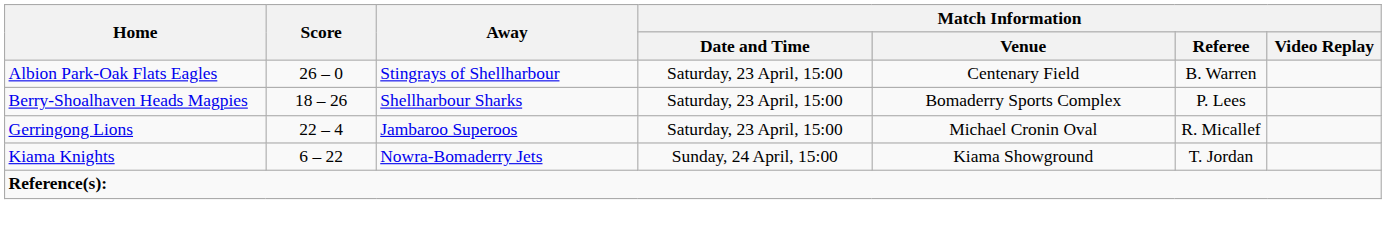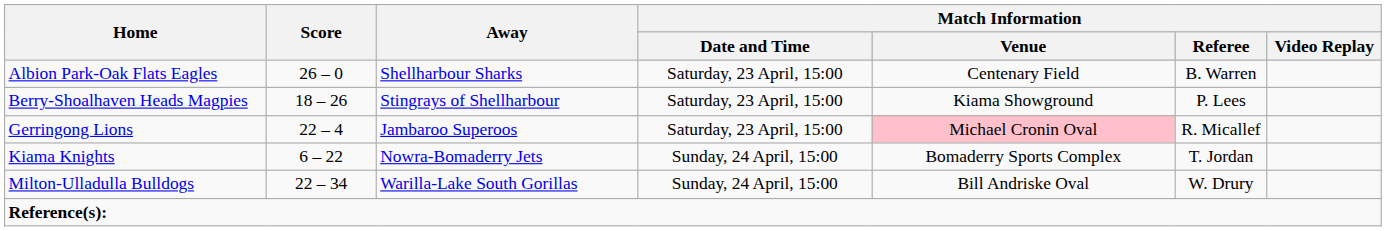(470, 73) Stingrays of Shellharbour -> (451, 73) Shellharbour Sharks
(451, 101) Shellharbour Sharks -> (470, 101) Stingrays of Shellharbour
(1023, 101) Bomaderry Sports Complex -> (1023, 101) Kiama Showground
(1023, 128) no background -> (1023, 128) pink background
(1023, 156) Kiama Showground -> (1023, 156) Bomaderry Sports Complex
+ row: (101, 184)
